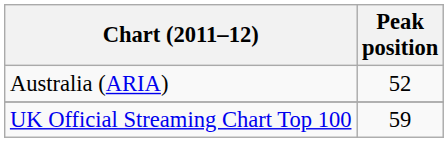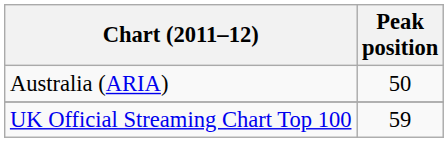(400, 83) 52 -> (400, 83) 50
